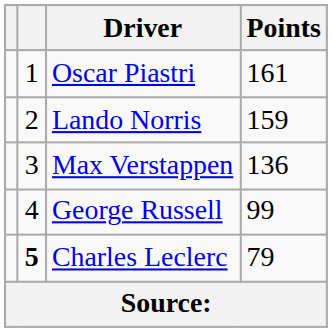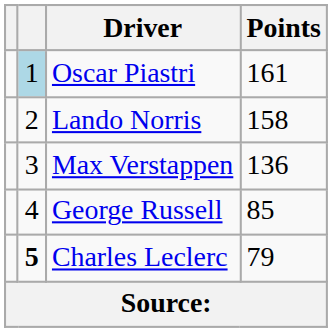(32, 73) no background -> (32, 73) lightblue background
(267, 119) 159 -> (267, 119) 158
(260, 211) 99 -> (260, 211) 85
